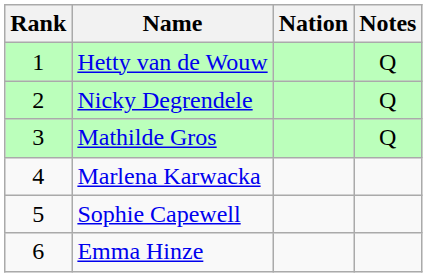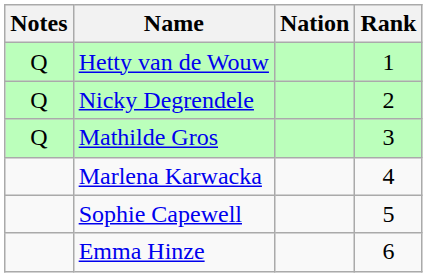columns swapped: (38, 23) <-> (388, 23)
